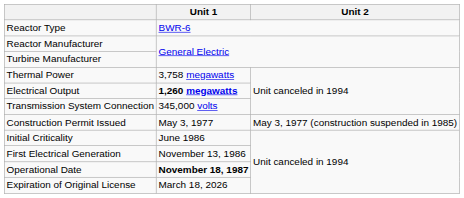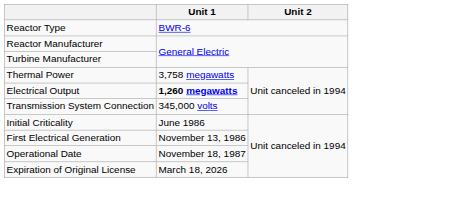- row: (66, 122)
(203, 169) bold -> (202, 153) normal
